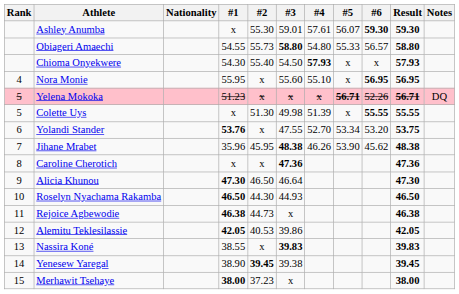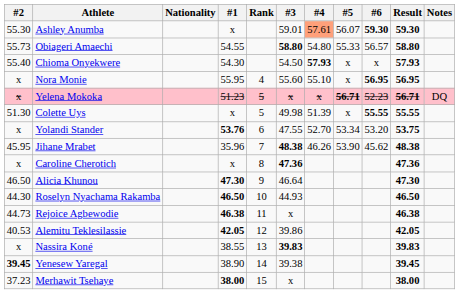columns swapped: (19, 12) <-> (262, 12)
(319, 29) no background -> (319, 29) lightsalmon background
(376, 96) 52.26 -> (376, 96) 52.23
